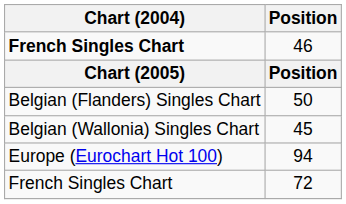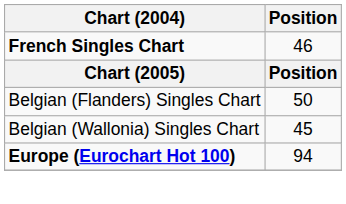(116, 156) normal -> (122, 156) bold
- row: (303, 184)
